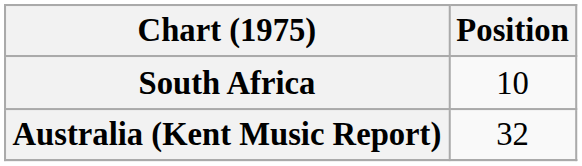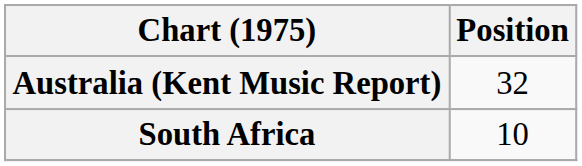rows swapped: (227, 133) <-> (227, 82)
